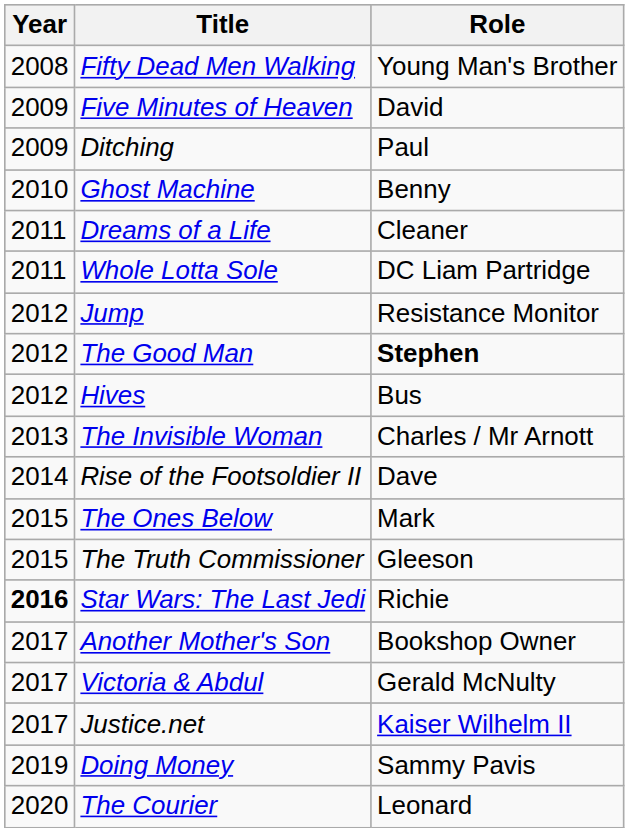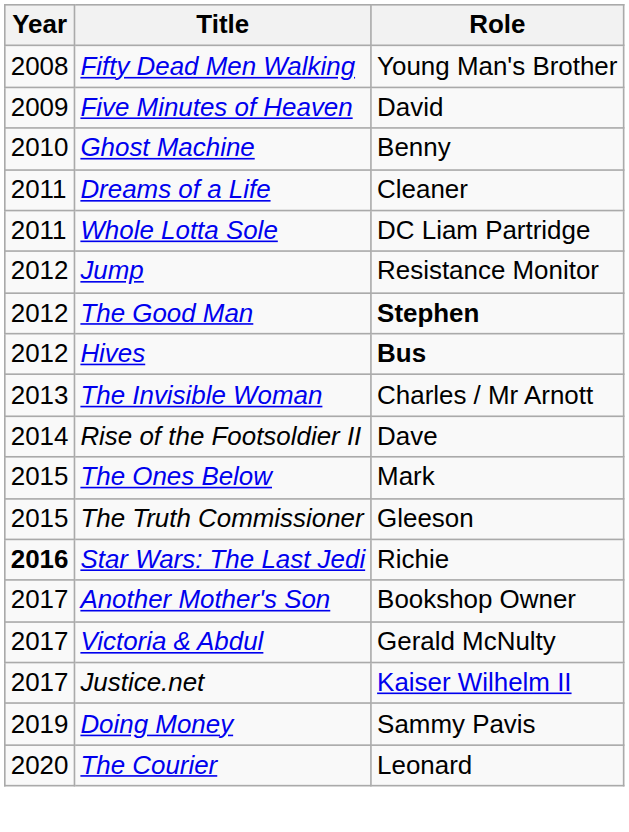- row: (127, 148)
(399, 395) normal -> (402, 353) bold
